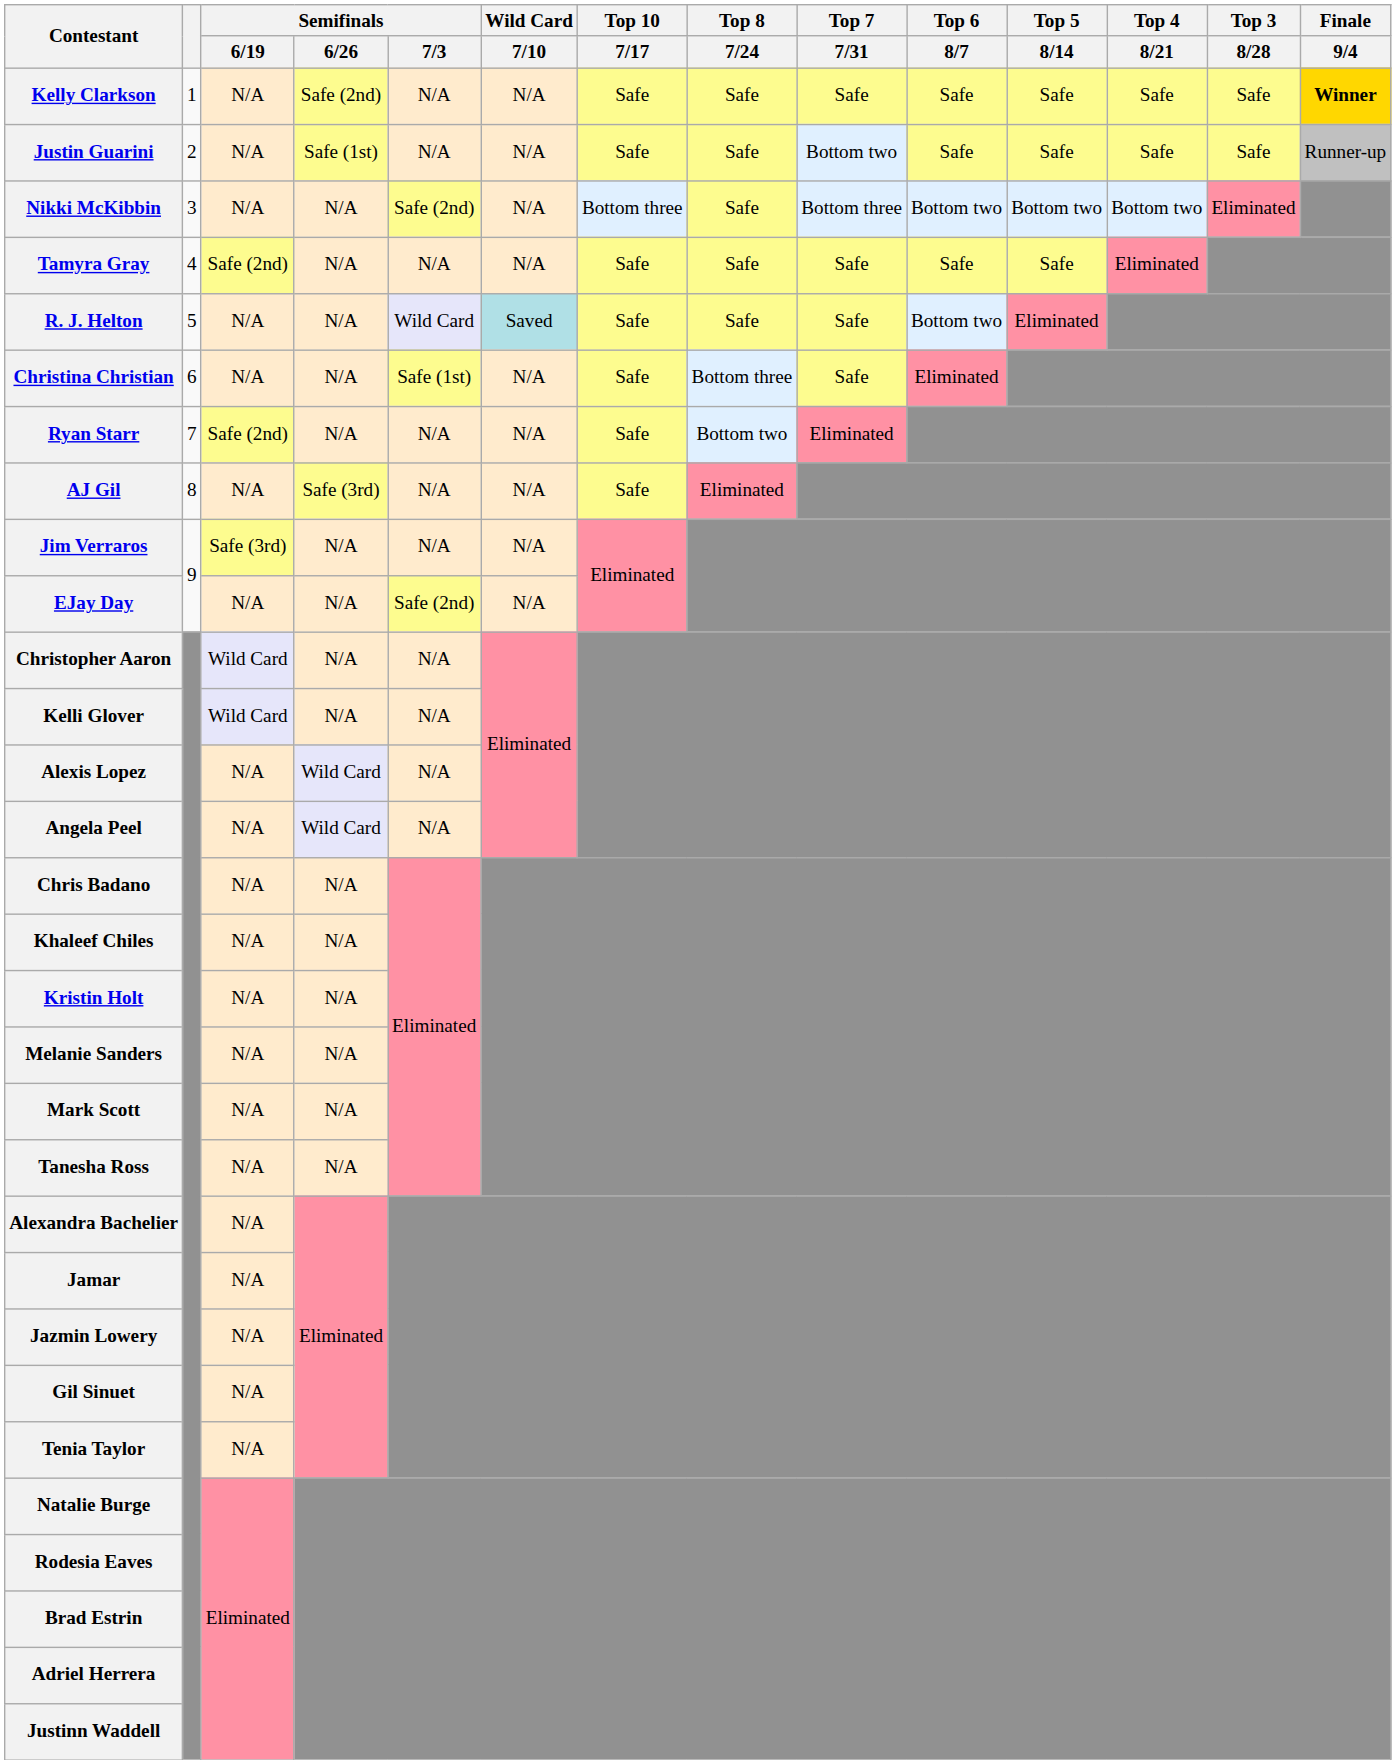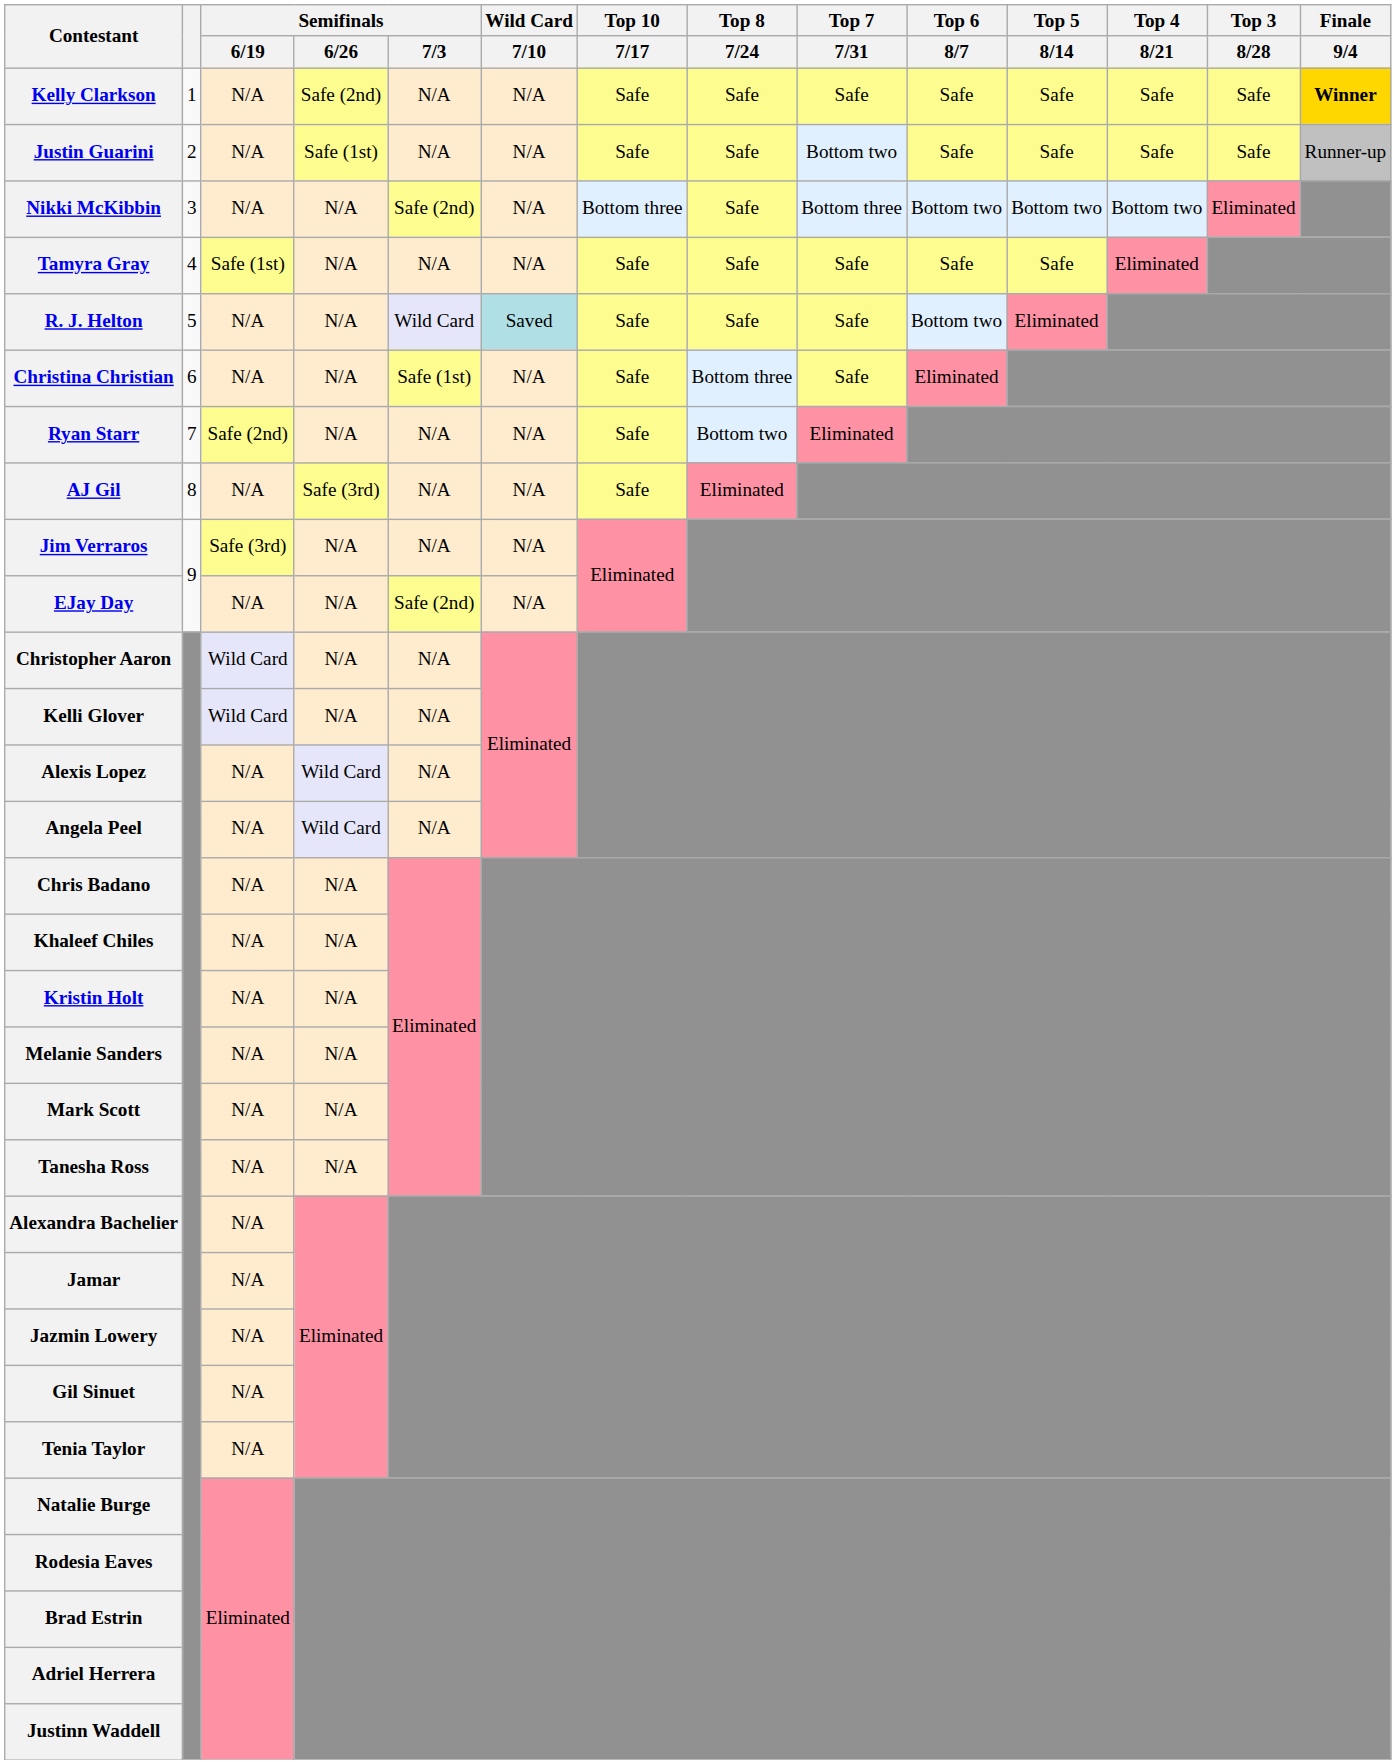(248, 264) Safe (2nd) -> (248, 264) Safe (1st)
